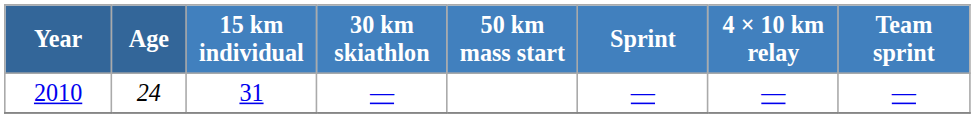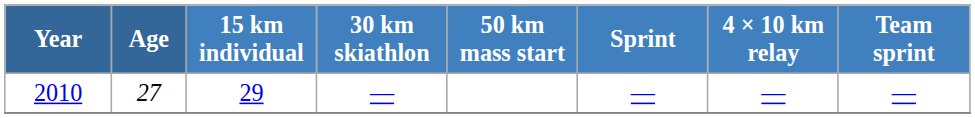(149, 93) 24 -> (149, 93) 27
(251, 93) 31 -> (251, 93) 29
